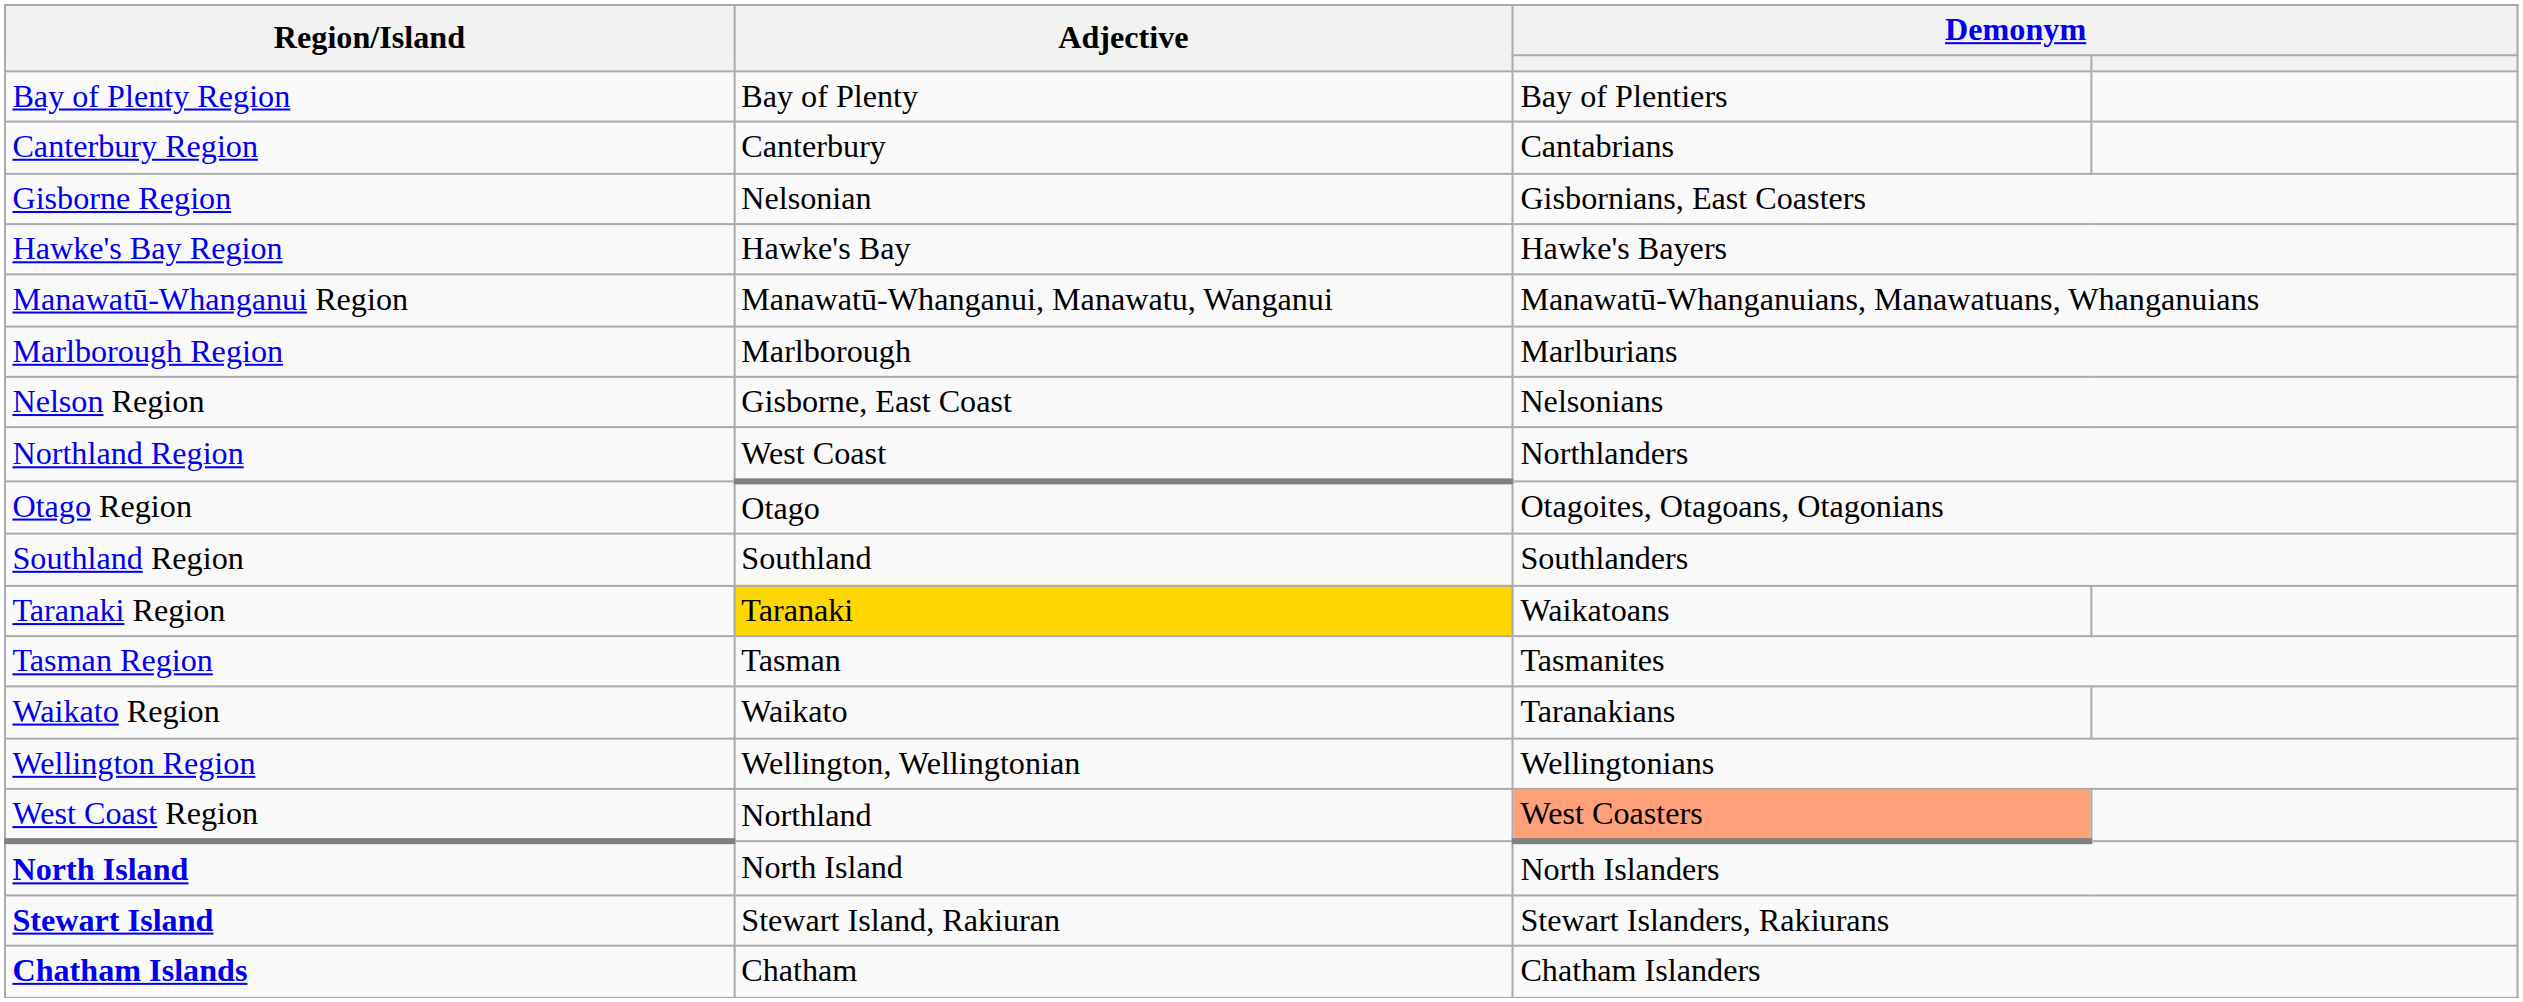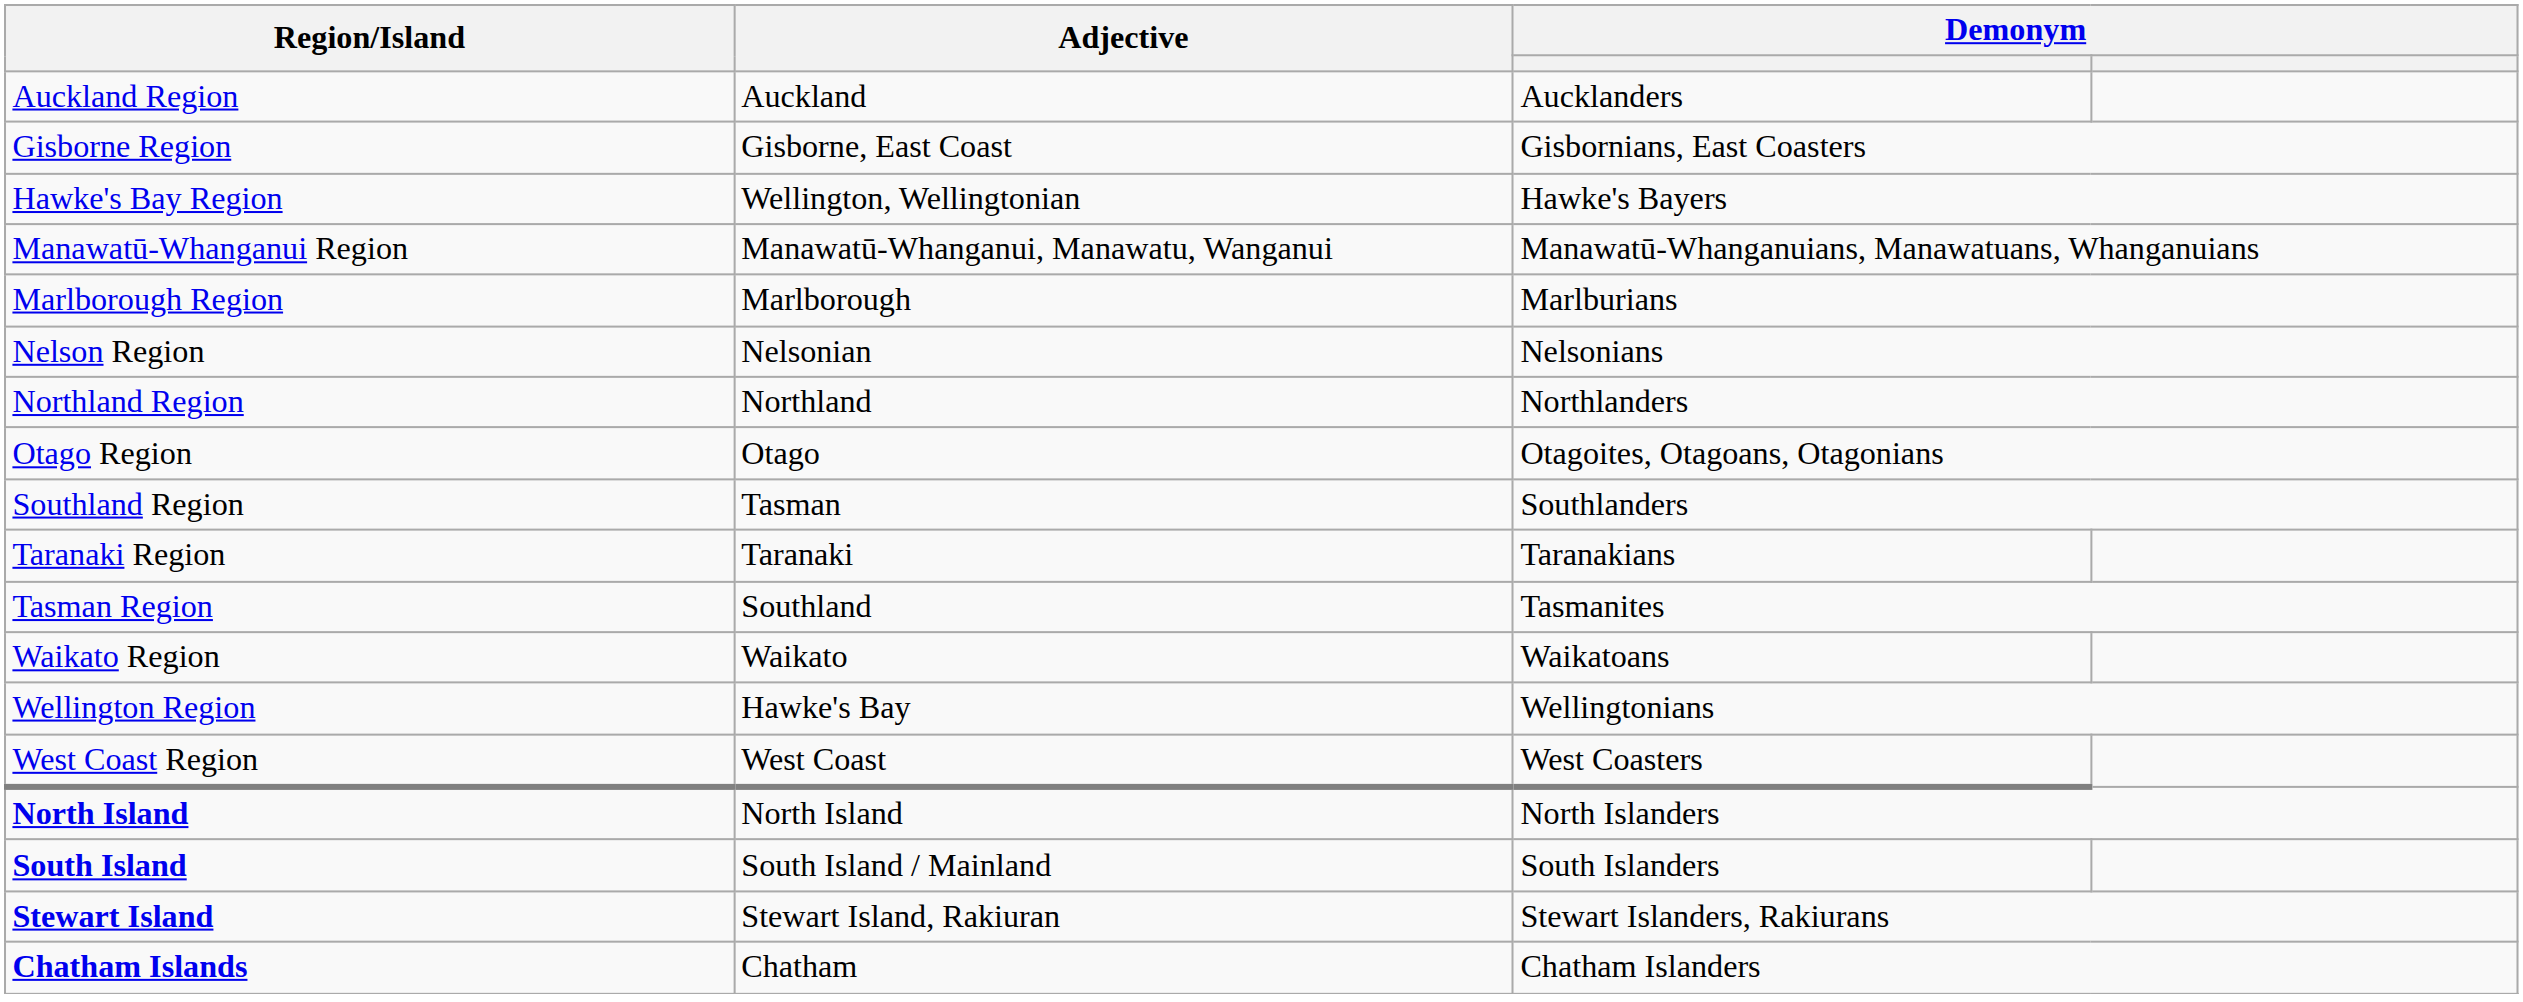+ row: (125, 95)
- row: (151, 95)
- row: (135, 146)
(806, 197) Nelsonian -> (877, 146) Gisborne, East Coast
(826, 248) Hawke's Bay -> (911, 197) Wellington, Wellingtonian
(877, 401) Gisborne, East Coast -> (806, 350) Nelsonian
(814, 452) West Coast -> (806, 401) Northland
(806, 558) Southland -> (791, 503) Tasman
(797, 609) gold background -> (797, 554) no background
(1595, 609) Waikatoans -> (1598, 554) Taranakians
(791, 660) Tasman -> (806, 605) Southland
(1598, 711) Taranakians -> (1595, 656) Waikatoans
(911, 762) Wellington, Wellingtonian -> (826, 707) Hawke's Bay
(806, 814) Northland -> (814, 758) West Coast
(1612, 813) lightsalmon background -> (1612, 758) no background
+ row: (100, 864)
